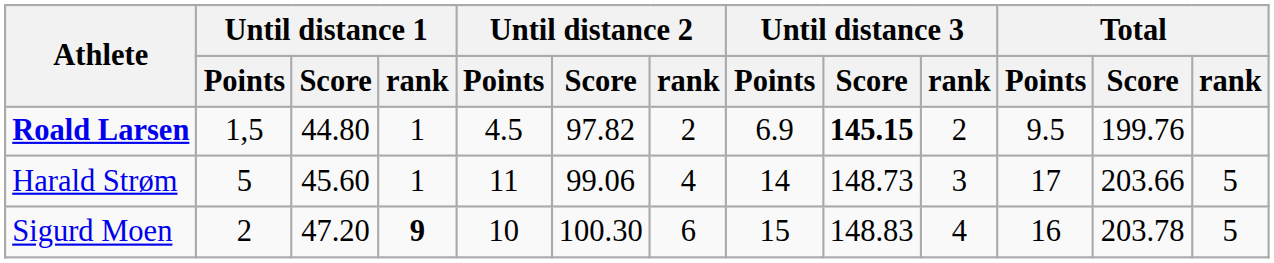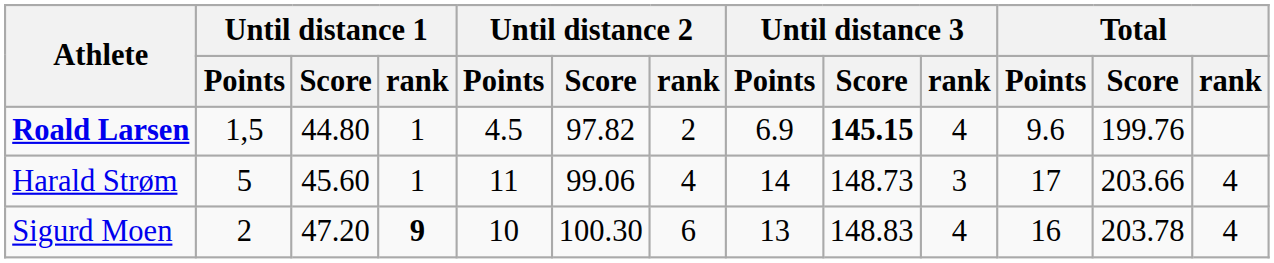(959, 130) 2 -> (959, 130) 4
(1046, 130) 9.5 -> (1046, 130) 9.6
(1230, 181) 5 -> (1230, 181) 4
(775, 231) 15 -> (775, 231) 13
(1230, 231) 5 -> (1230, 231) 4
